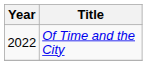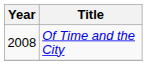(22, 42) 2022 -> (22, 42) 2008
